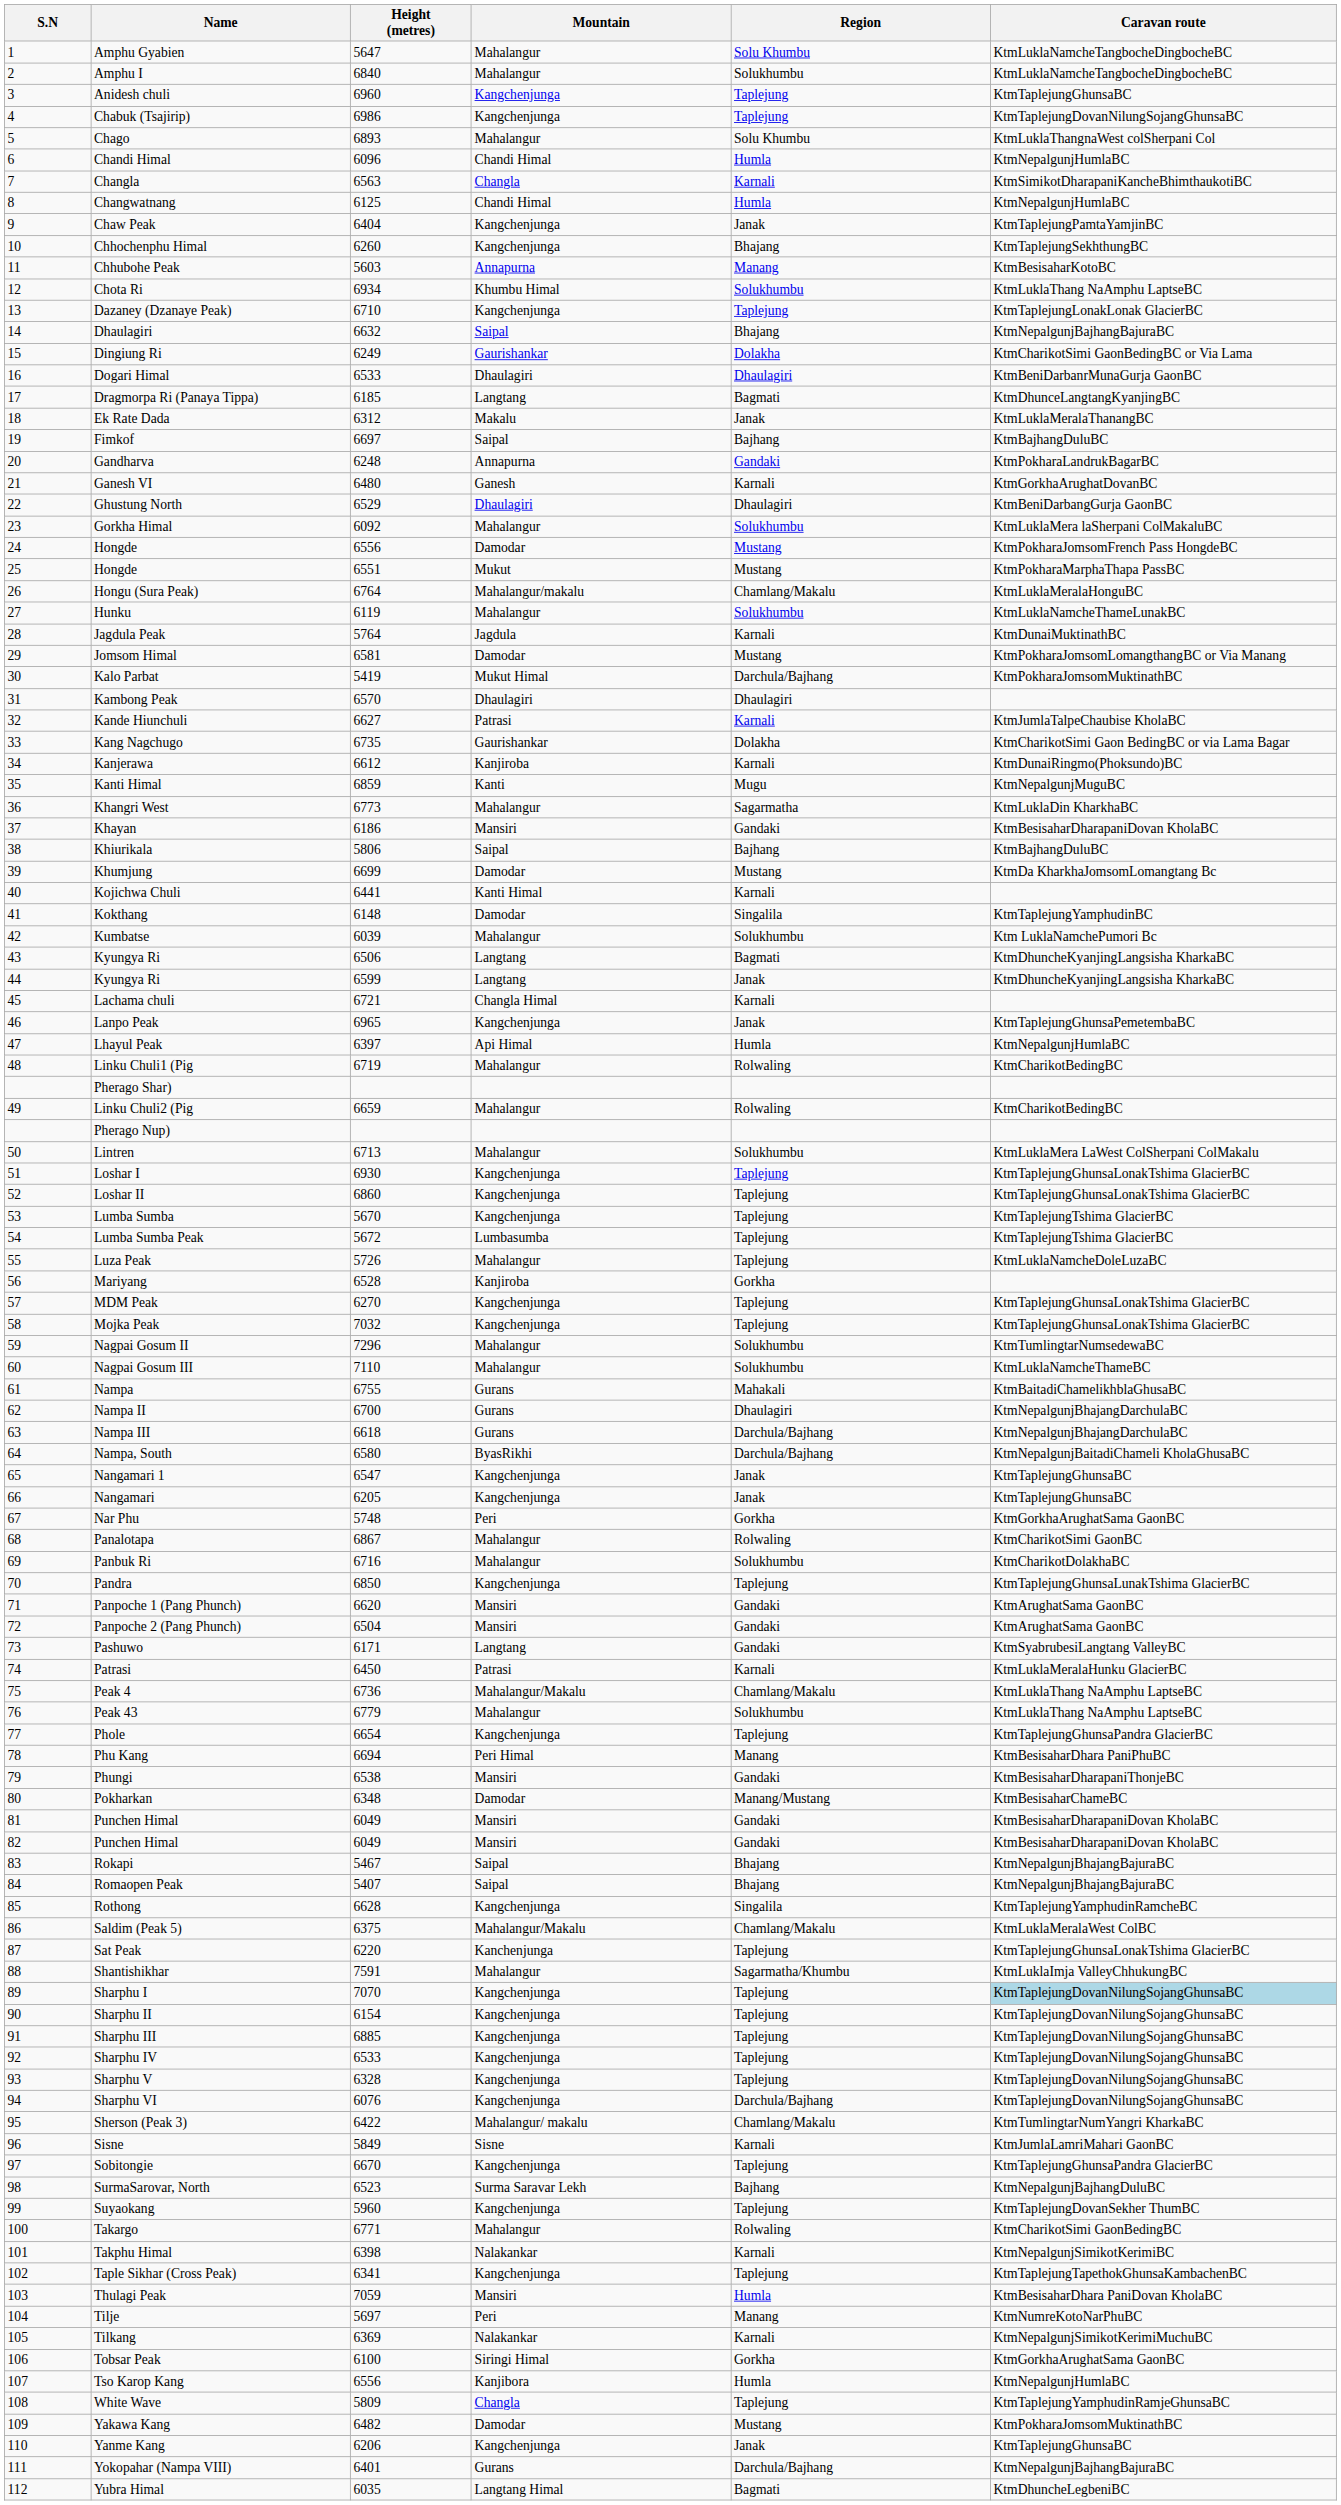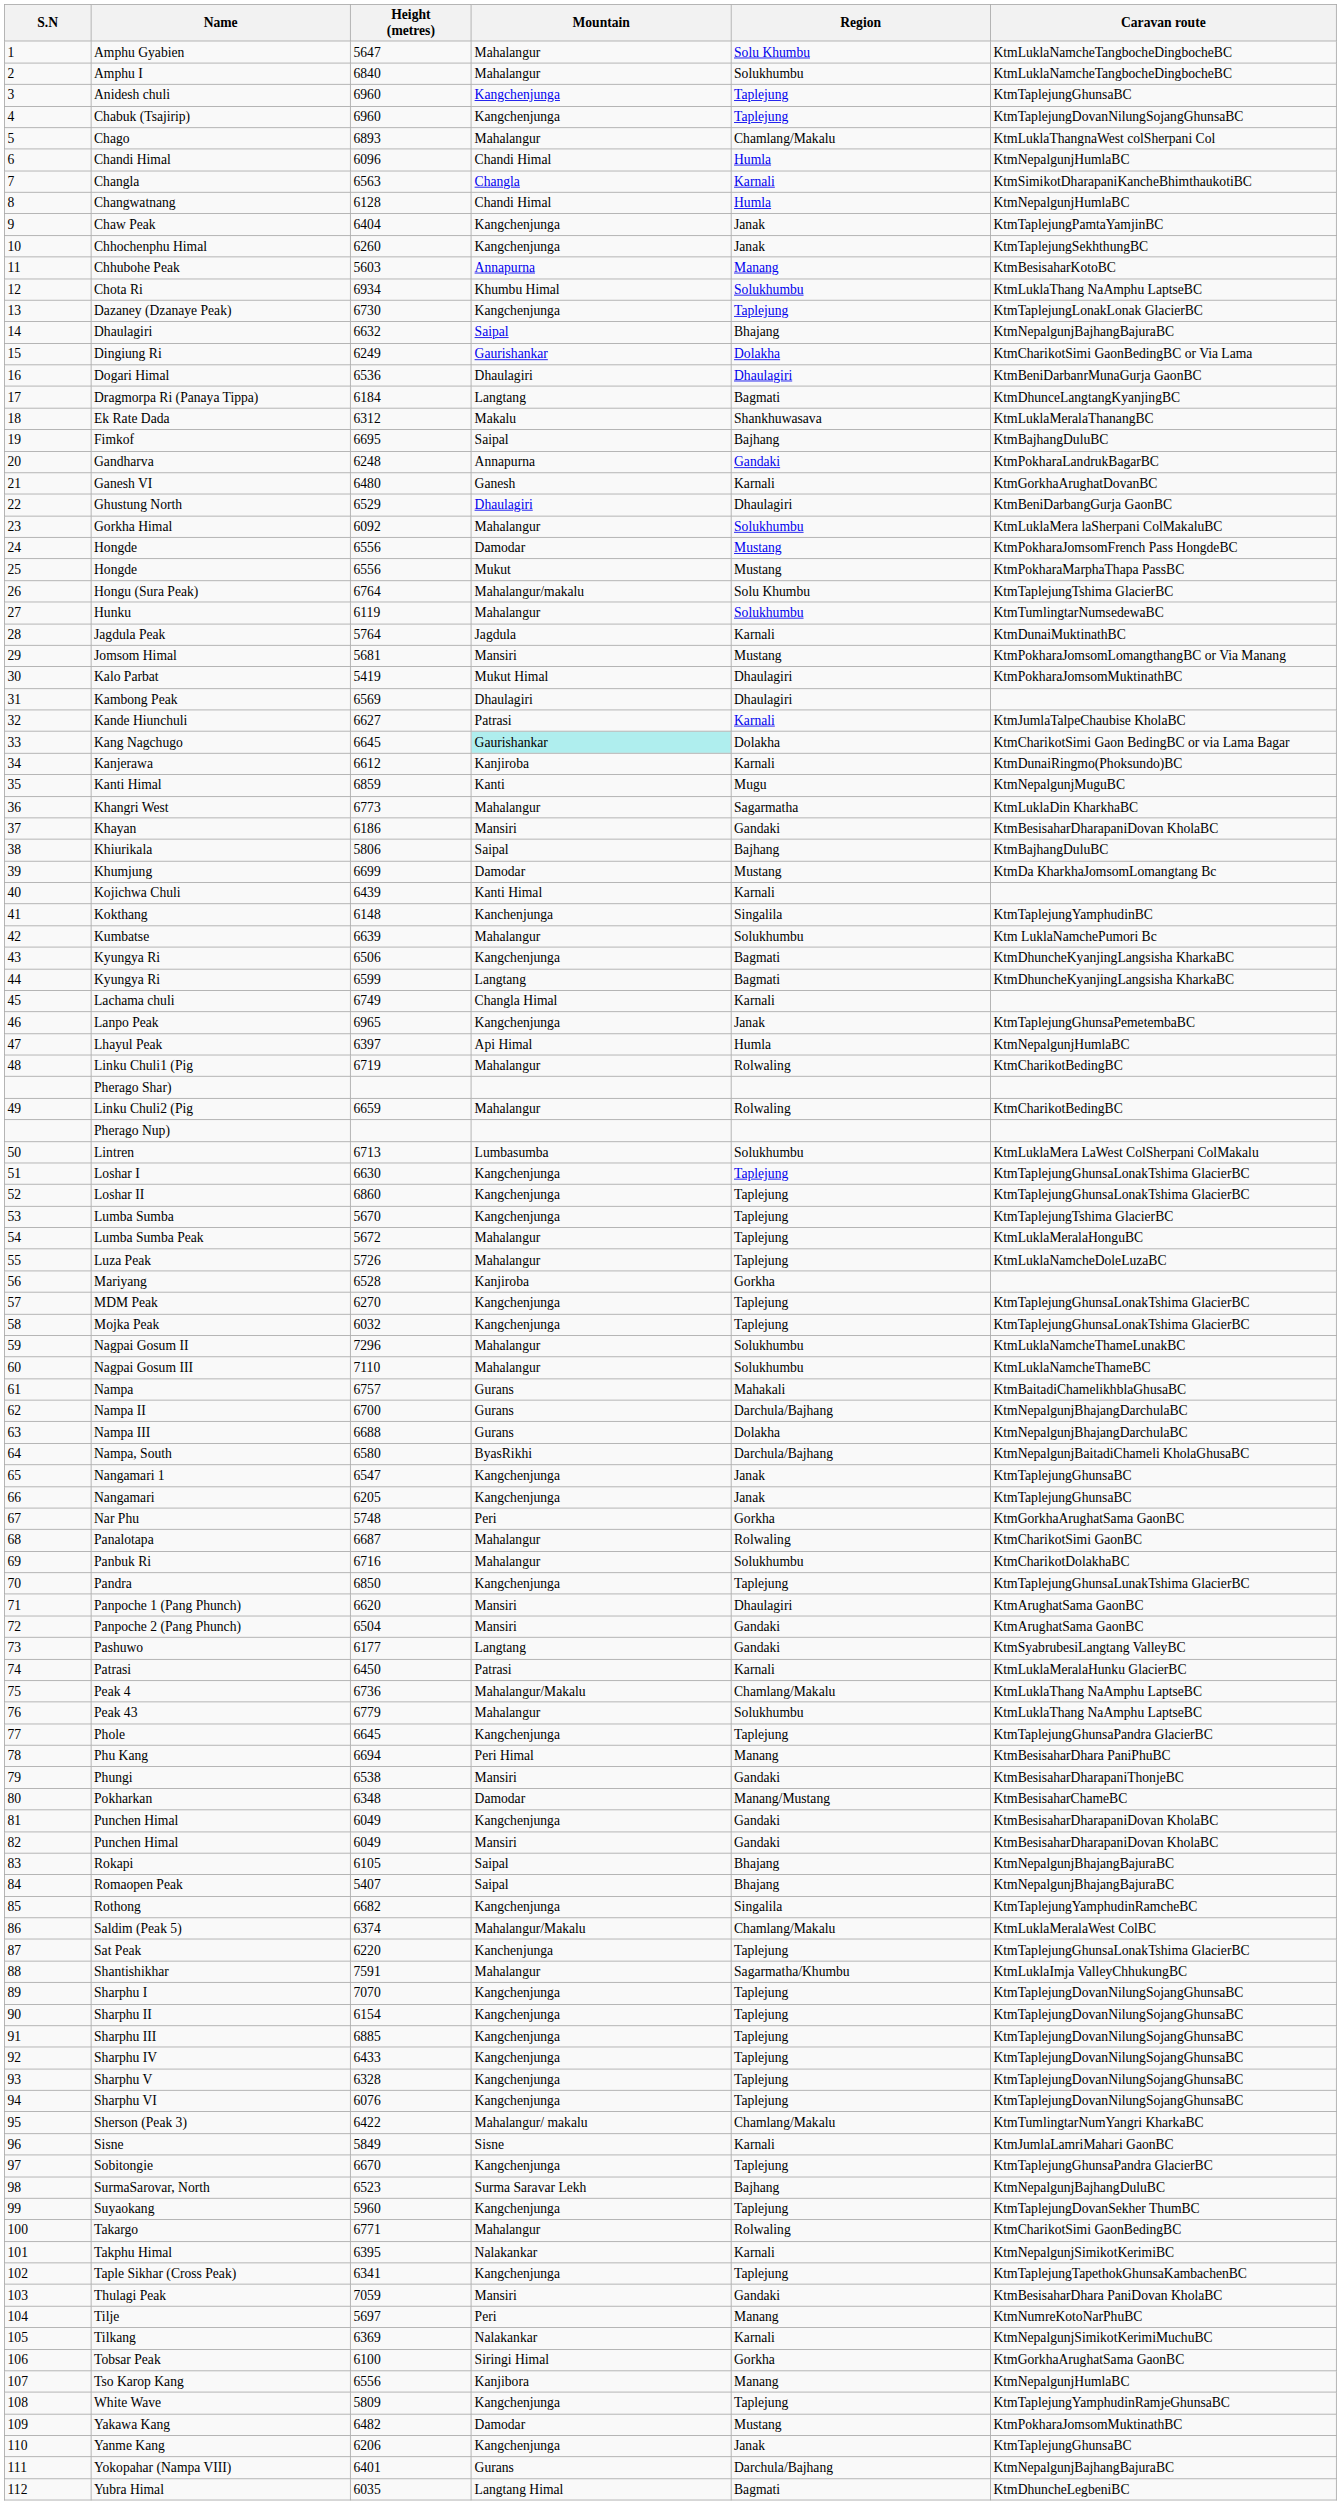(367, 116) 6986 -> (367, 116) 6960
(772, 138) Solu Khumbu -> (785, 138) Chamlang/Makalu
(367, 203) 6125 -> (367, 203) 6128
(757, 246) Bhajang -> (750, 246) Janak
(367, 310) 6710 -> (367, 310) 6730
(367, 375) 6533 -> (367, 375) 6536
(367, 397) 6185 -> (367, 397) 6184
(750, 418) Janak -> (778, 418) Shankhuwasava
(367, 440) 6697 -> (367, 440) 6695
(367, 569) 6551 -> (367, 569) 6556
(785, 591) Chamlang/Makalu -> (772, 591) Solu Khumbu
(1068, 591) KtmLuklaMeralaHonguBC -> (1083, 591) KtmTaplejungTshima GlacierBC
(1089, 612) KtmLuklaNamcheThameLunakBC -> (1079, 612) KtmTumlingtarNumsedewaBC
(367, 656) 6581 -> (367, 656) 5681
(500, 656) Damodar -> (496, 656) Mansiri
(784, 677) Darchula/Bajhang -> (763, 677) Dhaulagiri
(367, 699) 6570 -> (367, 699) 6569
(367, 742) 6735 -> (367, 742) 6645
(511, 742) no background -> (511, 742) paleturquoise background
(367, 893) 6441 -> (367, 893) 6439
(500, 914) Damodar -> (514, 914) Kanchenjunga
(367, 936) 6039 -> (367, 936) 6639
(500, 958) Langtang -> (517, 958) Kangchenjunga
(750, 979) Janak -> (757, 979) Bagmati
(367, 1001) 6721 -> (367, 1001) 6749
(507, 1152) Mahalangur -> (512, 1152) Lumbasumba
(367, 1173) 6930 -> (367, 1173) 6630
(512, 1238) Lumbasumba -> (507, 1238) Mahalangur
(1083, 1238) KtmTaplejungTshima GlacierBC -> (1068, 1238) KtmLuklaMeralaHonguBC
(367, 1324) 7032 -> (367, 1324) 6032
(1079, 1346) KtmTumlingtarNumsedewaBC -> (1089, 1346) KtmLuklaNamcheThameLunakBC
(367, 1389) 6755 -> (367, 1389) 6757
(763, 1410) Dhaulagiri -> (784, 1410) Darchula/Bajhang
(367, 1432) 6618 -> (367, 1432) 6688
(784, 1432) Darchula/Bajhang -> (757, 1432) Dolakha
(367, 1540) 6867 -> (367, 1540) 6687
(757, 1605) Gandaki -> (763, 1605) Dhaulagiri
(367, 1648) 6171 -> (367, 1648) 6177
(367, 1734) 6654 -> (367, 1734) 6645
(496, 1820) Mansiri -> (517, 1820) Kangchenjunga
(367, 1863) 5467 -> (367, 1863) 6105
(367, 1907) 6628 -> (367, 1907) 6682
(367, 1928) 6375 -> (367, 1928) 6374
(1118, 1993) lightblue background -> (1118, 1993) no background
(367, 2058) 6533 -> (367, 2058) 6433
(784, 2101) Darchula/Bajhang -> (761, 2101) Taplejung
(367, 2252) 6398 -> (367, 2252) 6395
(753, 2295) Humla -> (757, 2295) Gandaki
(753, 2381) Humla -> (756, 2381) Manang
(497, 2403) Changla -> (517, 2403) Kangchenjunga
